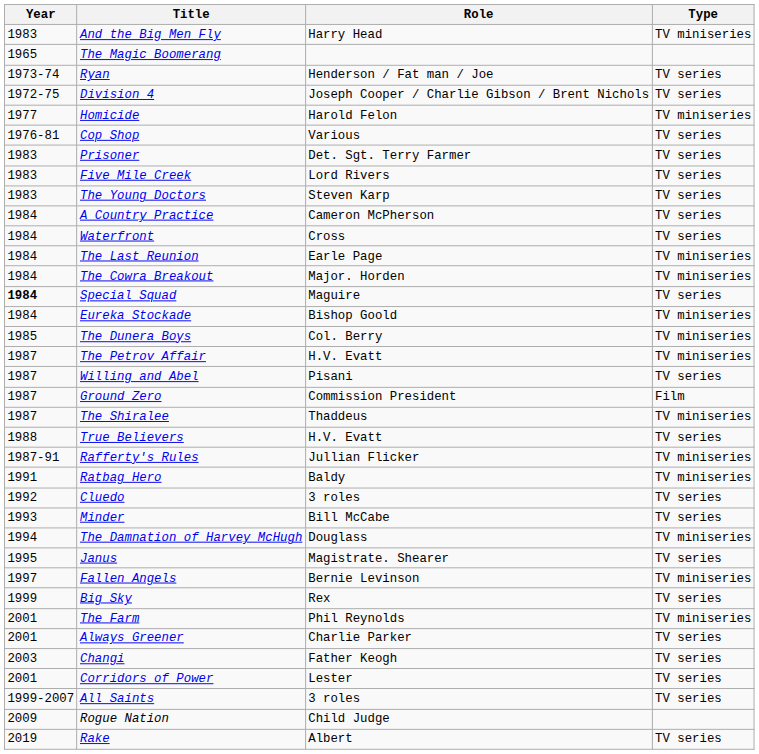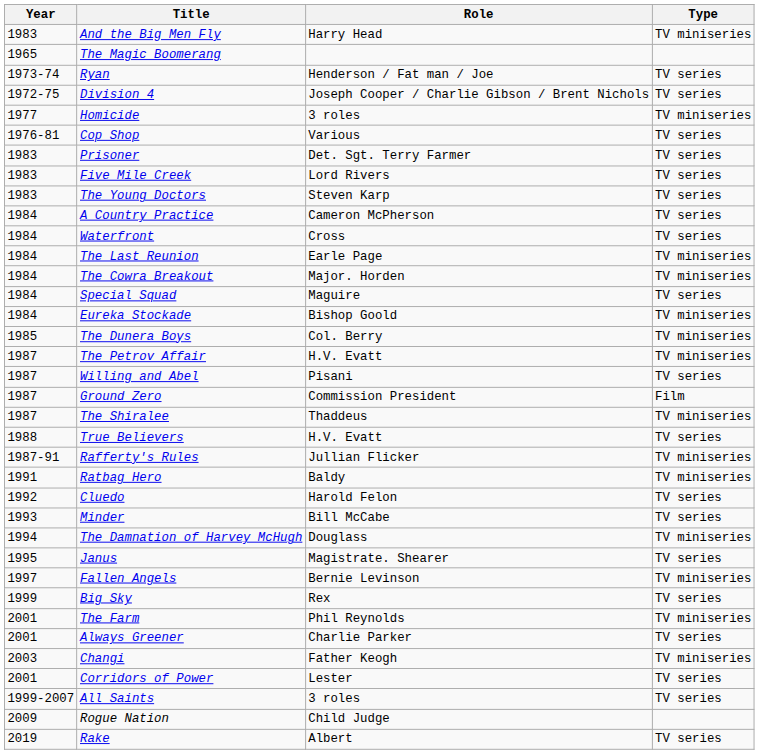(353, 115) Harold Felon -> (334, 115) 3 roles
(22, 296) bold -> (22, 296) normal
(334, 498) 3 roles -> (353, 498) Harold Felon
(688, 659) TV series -> (703, 659) TV miniseries
